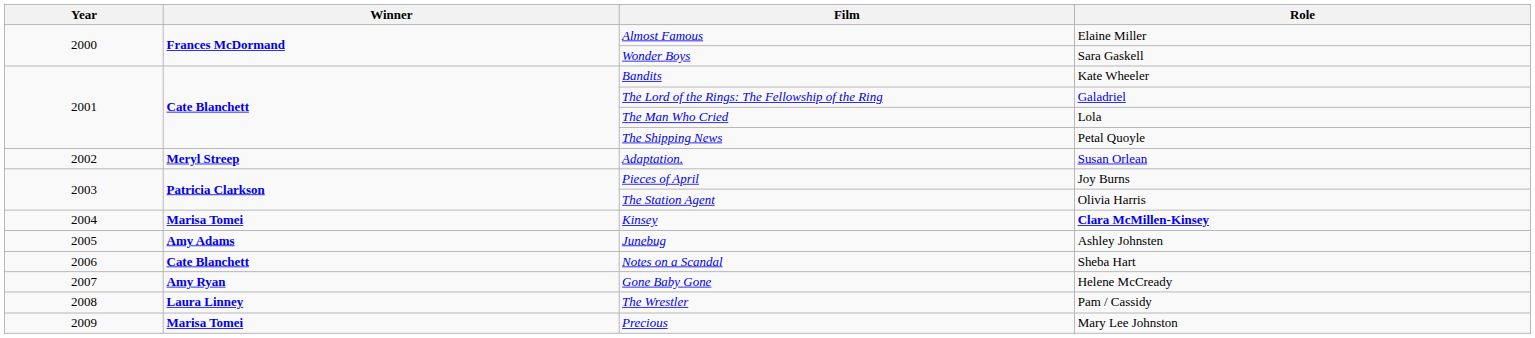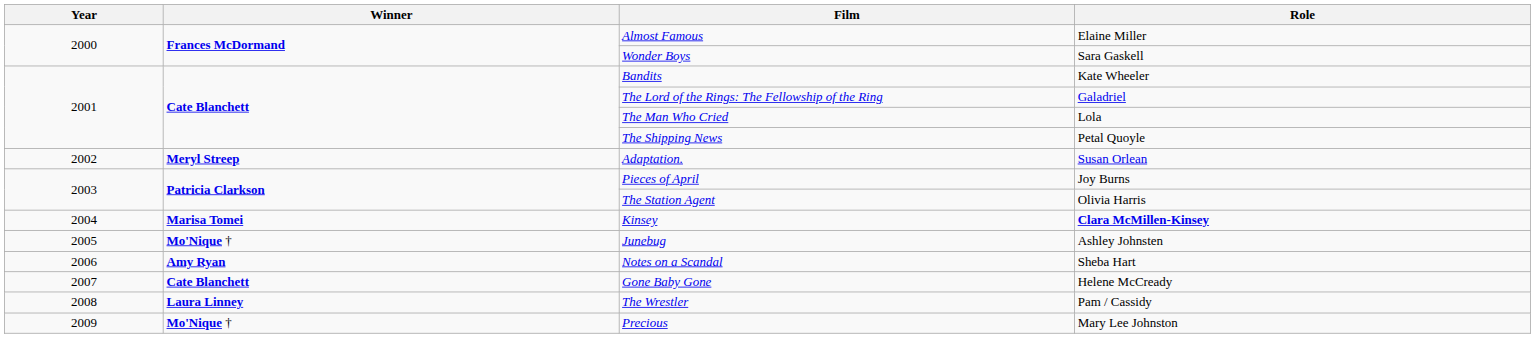(201, 240) Amy Adams -> (199, 240) Mo'Nique †
(208, 261) Cate Blanchett -> (196, 261) Amy Ryan
(196, 281) Amy Ryan -> (208, 281) Cate Blanchett
(205, 323) Marisa Tomei -> (199, 323) Mo'Nique †
